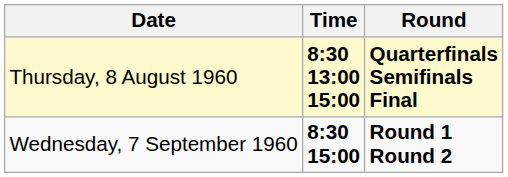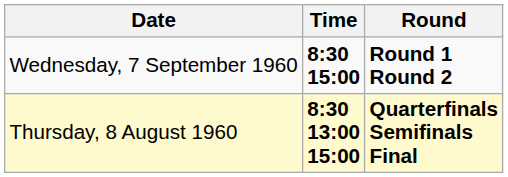rows swapped: (154, 144) <-> (123, 76)
